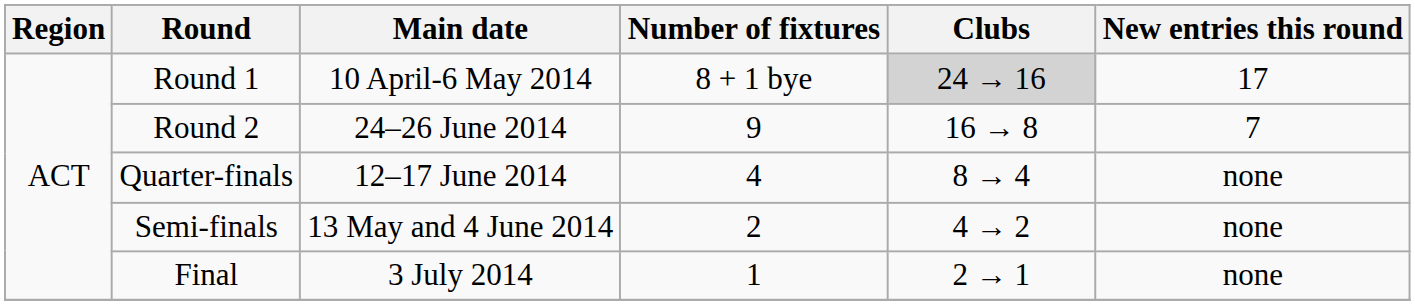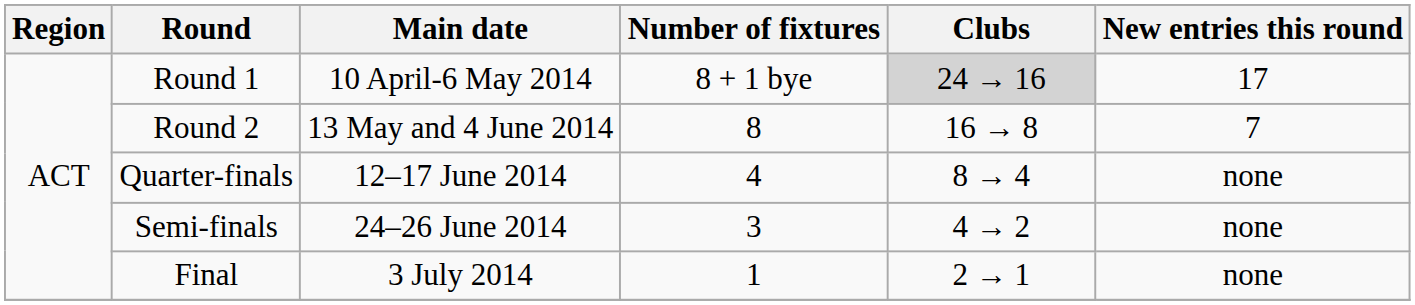(460, 127) 24–26 June 2014 -> (460, 127) 13 May and 4 June 2014
(754, 127) 9 -> (754, 127) 8
(460, 226) 13 May and 4 June 2014 -> (460, 226) 24–26 June 2014
(754, 226) 2 -> (754, 226) 3
